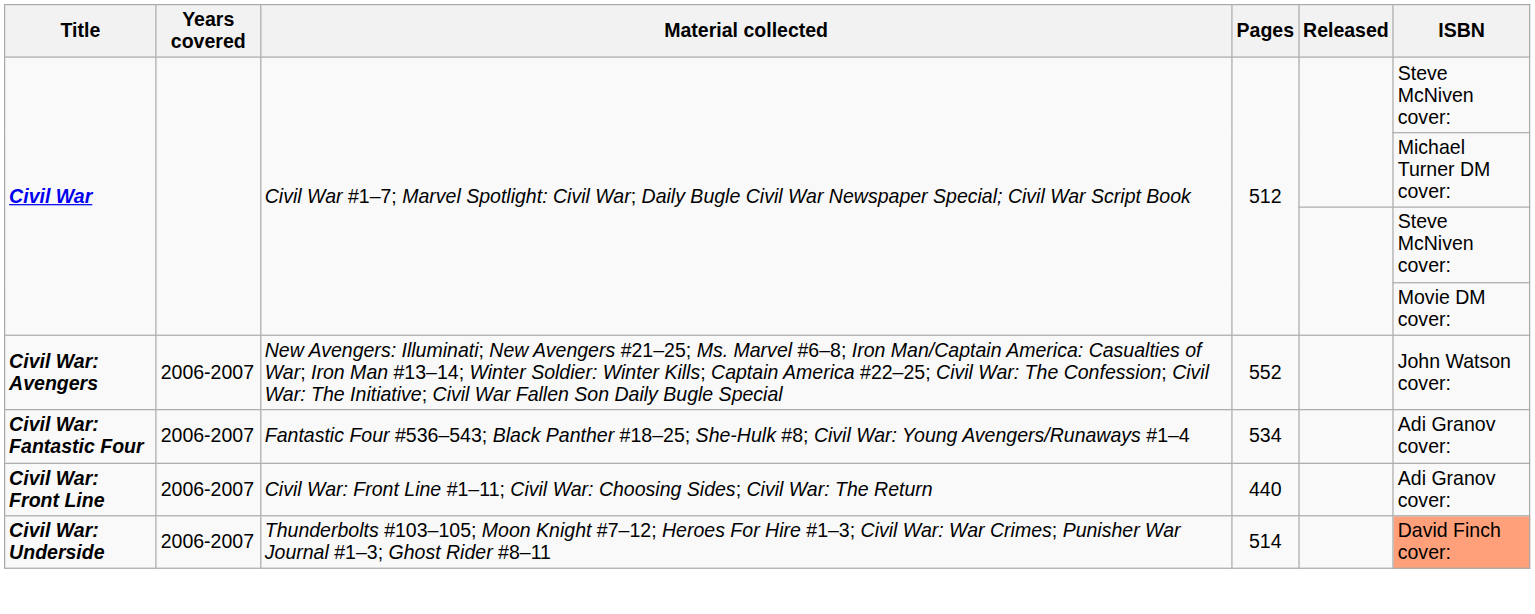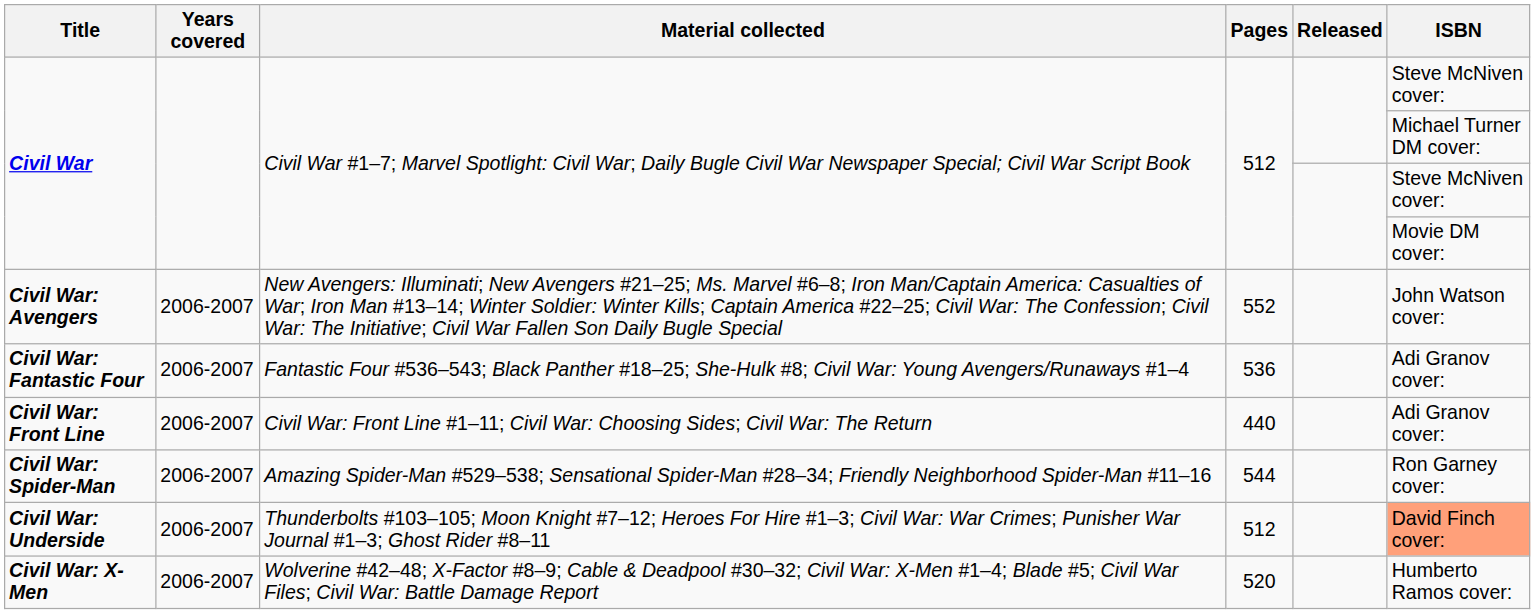(1265, 436) 534 -> (1259, 370) 536
+ row: (62, 476)
(1265, 542) 514 -> (1259, 529) 512
+ row: (66, 582)
